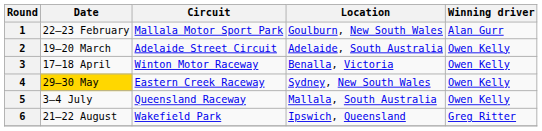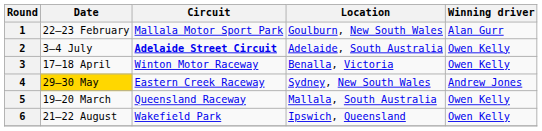(77, 47) 19–20 March -> (68, 47) 3–4 July
(206, 47) normal -> (206, 47) bold
(479, 82) Owen Kelly -> (485, 82) Andrew Jones
(68, 99) 3–4 July -> (77, 99) 19–20 March
(482, 117) Greg Ritter -> (479, 117) Owen Kelly
